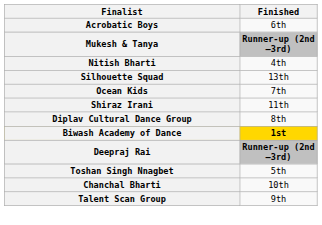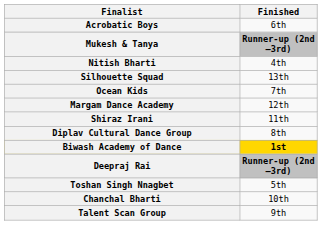+ row: (122, 105)
